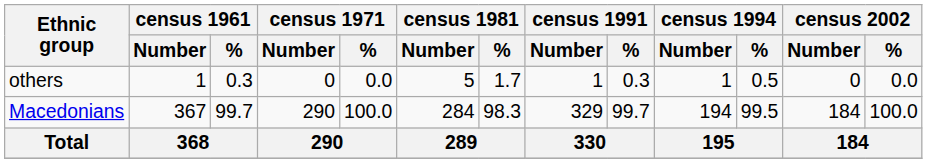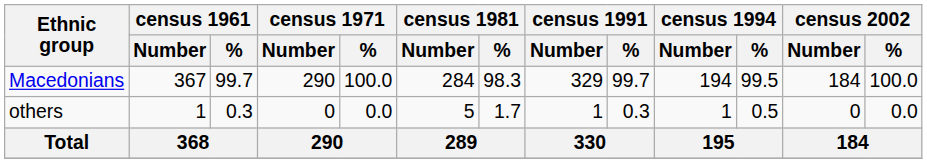rows swapped: (67, 111) <-> (36, 81)
